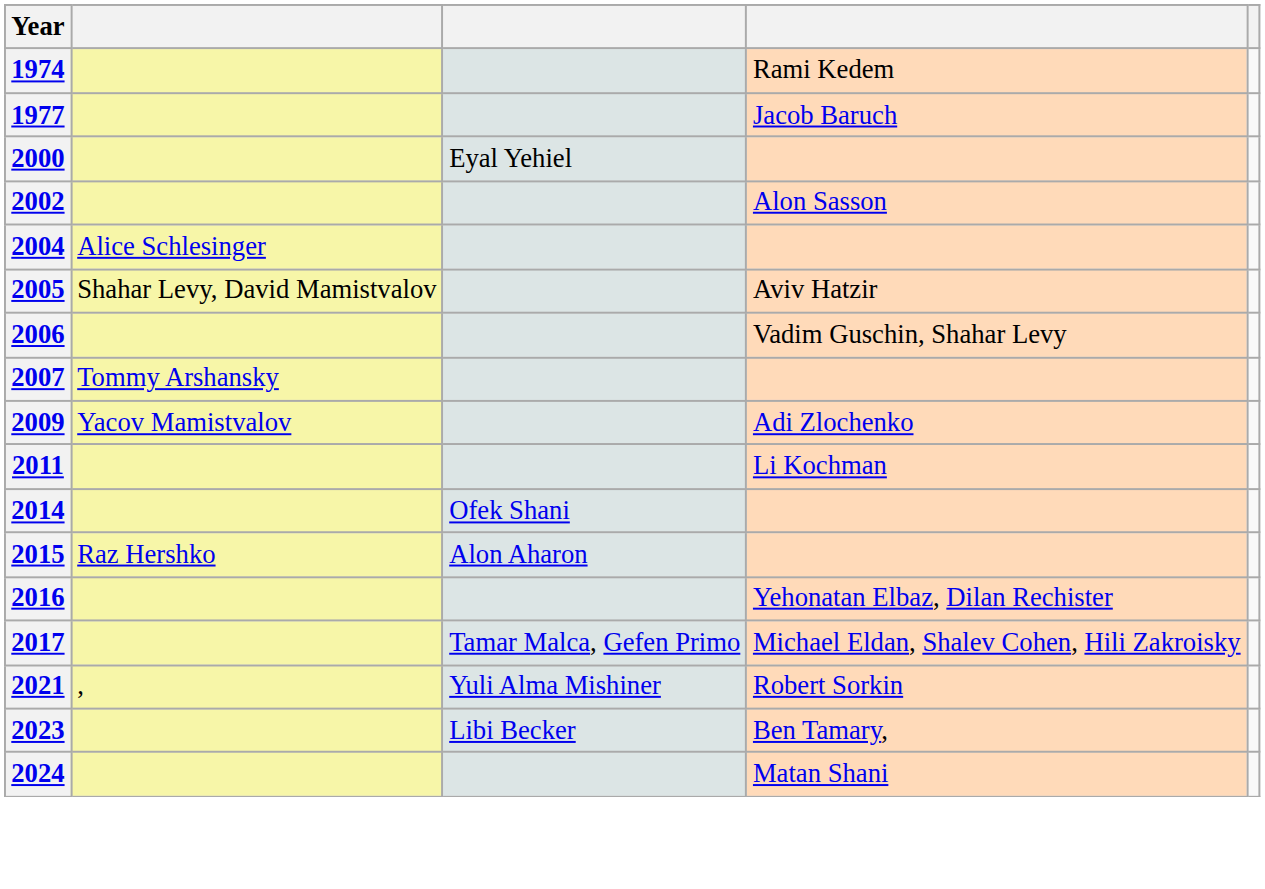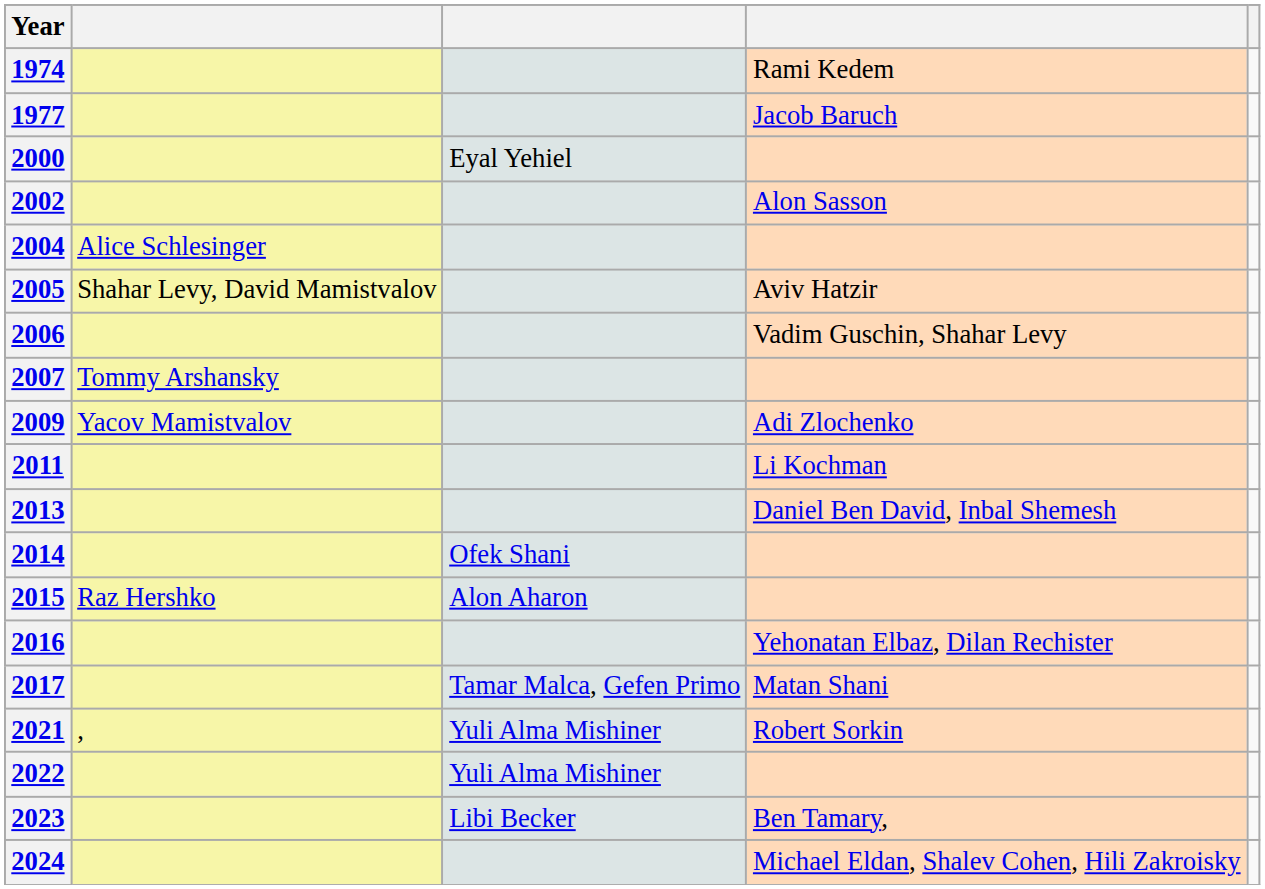+ row: (38, 509)
(997, 641) Michael Eldan, Shalev Cohen, Hili Zakroisky -> (821, 685) Matan Shani
+ row: (38, 773)
(821, 773) Matan Shani -> (997, 861) Michael Eldan, Shalev Cohen, Hili Zakroisky
